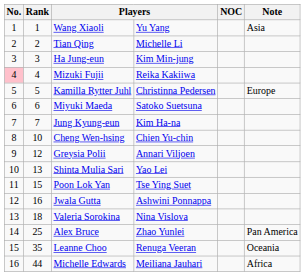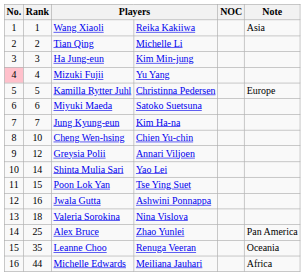(153, 28) Yu Yang -> (166, 28) Reika Kakiiwa
(166, 75) Reika Kakiiwa -> (153, 75) Yu Yang
(37, 169) 13 -> (37, 169) 14
